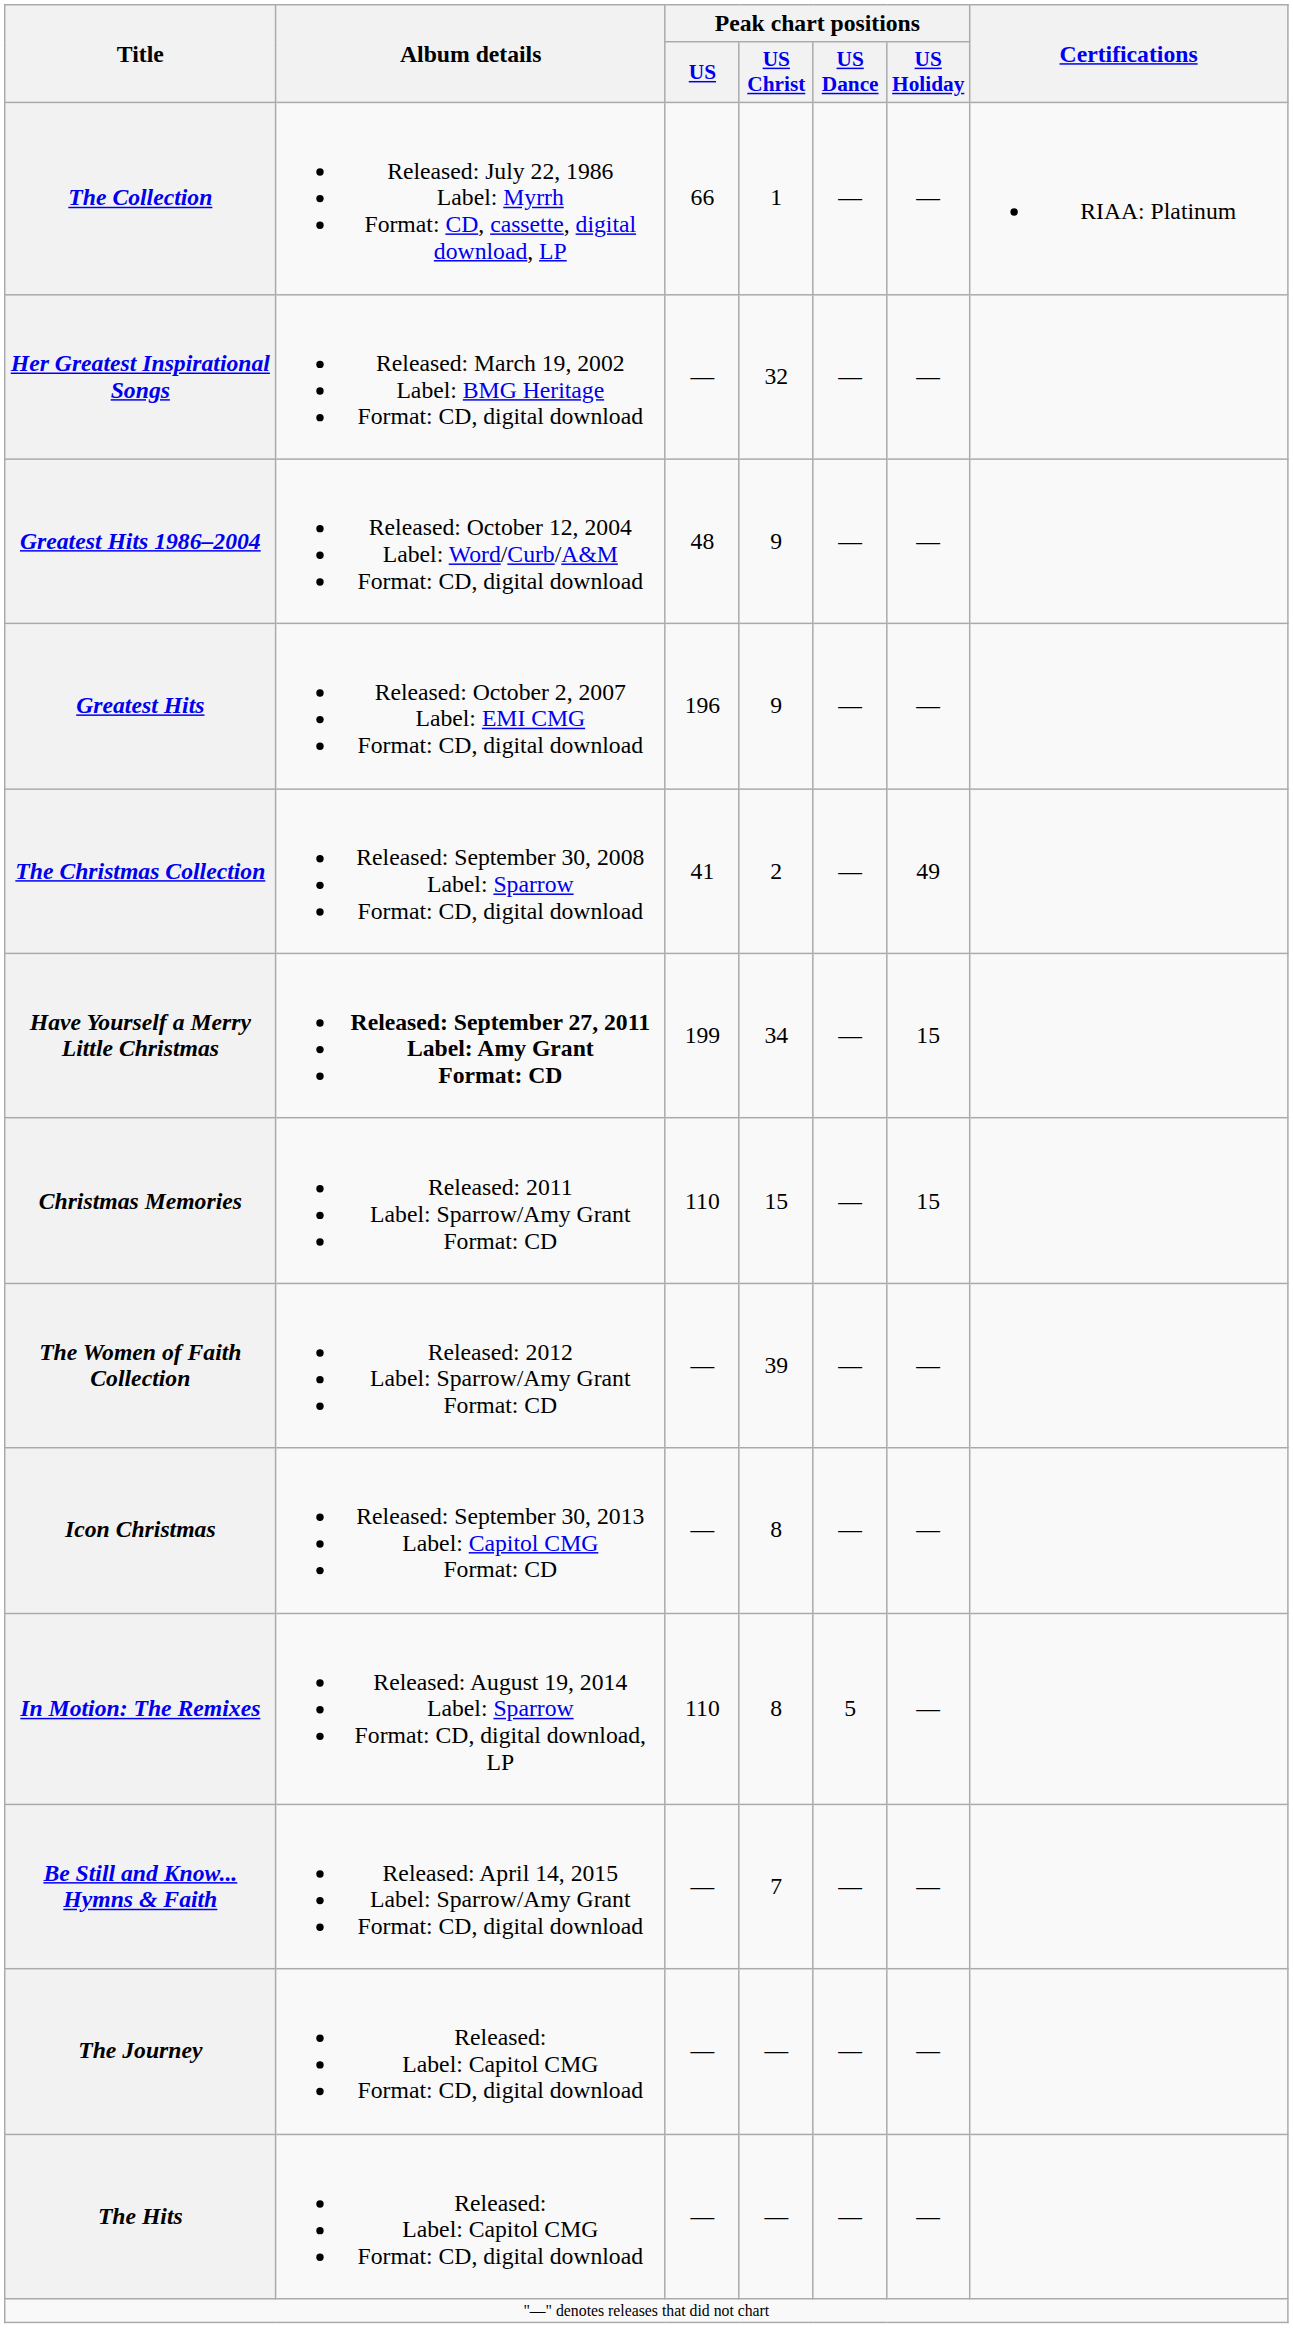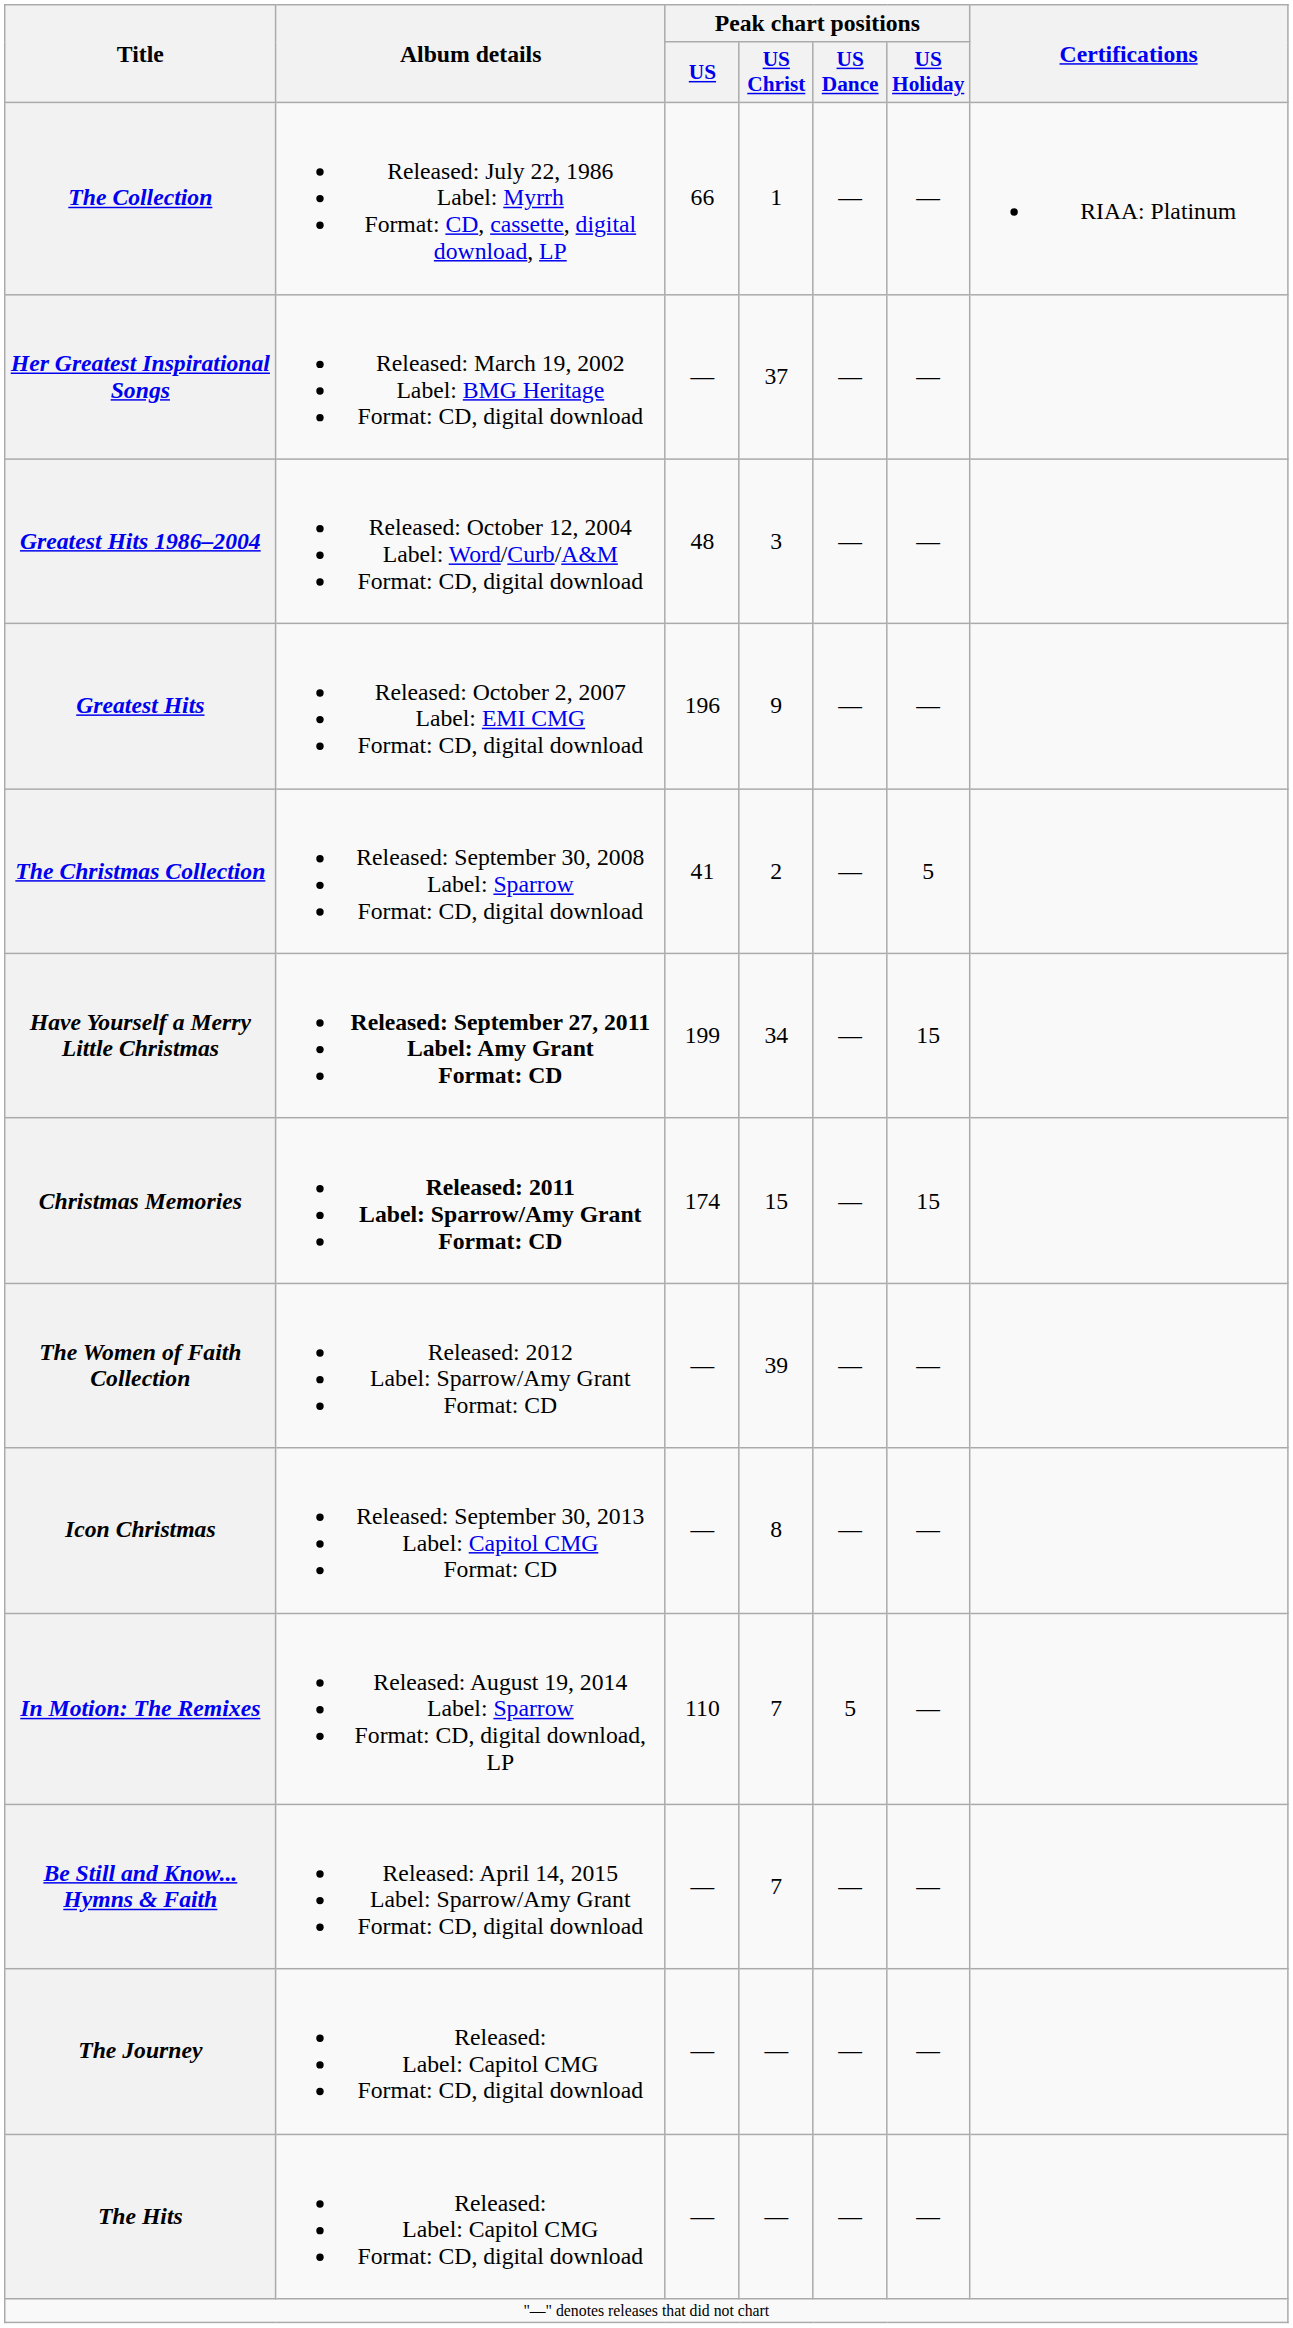(776, 376) 32 -> (776, 376) 37
(776, 541) 9 -> (776, 541) 3
(928, 870) 49 -> (928, 870) 5
(471, 1214) normal -> (471, 1214) bold
(702, 1200) 110 -> (702, 1200) 174
(776, 1708) 8 -> (776, 1708) 7
